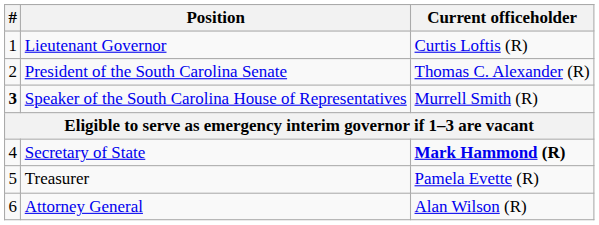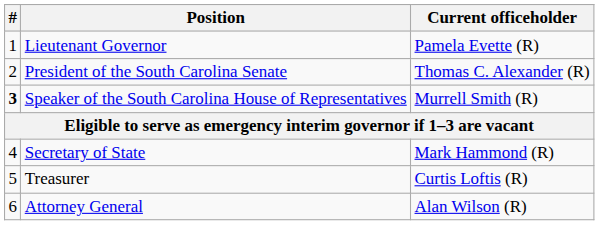(471, 44) Curtis Loftis (R) -> (477, 44) Pamela Evette (R)
(490, 152) bold -> (484, 152) normal
(477, 179) Pamela Evette (R) -> (471, 179) Curtis Loftis (R)
